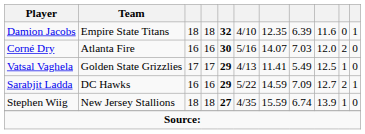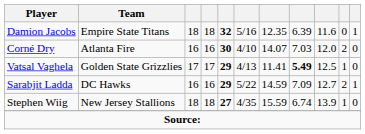(246, 31) 4/10 -> (246, 31) 5/16
(246, 48) 5/16 -> (246, 48) 4/10
(302, 66) normal -> (302, 66) bold
